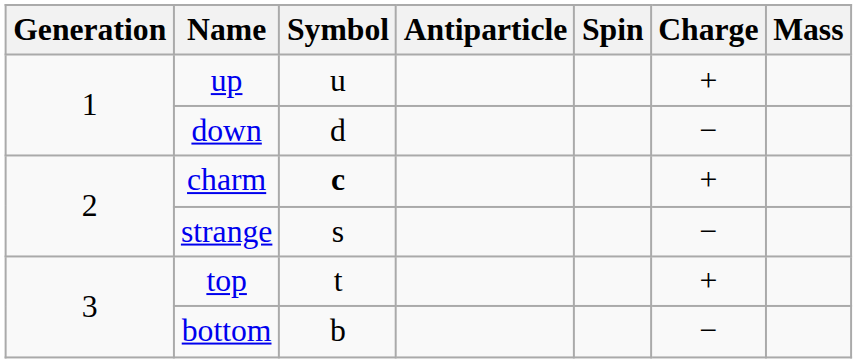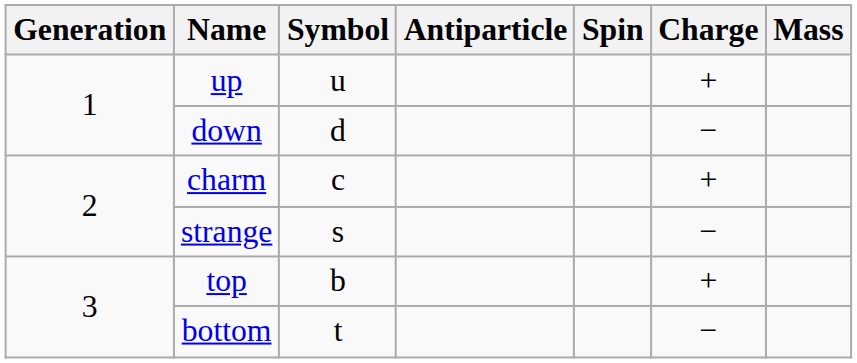(338, 180) bold -> (338, 180) normal
(338, 280) t -> (338, 280) b
(338, 331) b -> (338, 331) t
